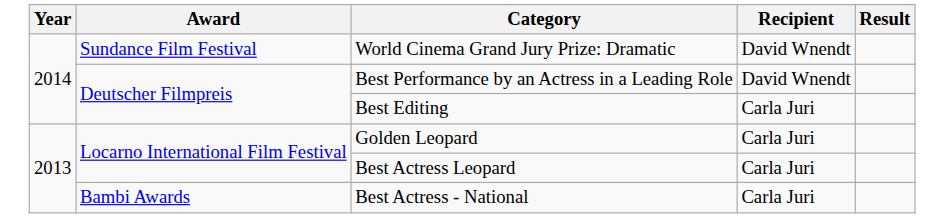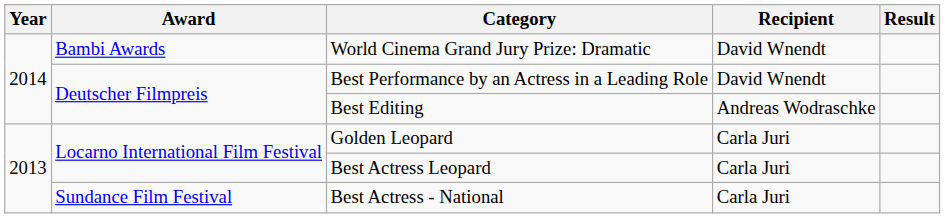(168, 49) Sundance Film Festival -> (110, 49) Bambi Awards
(778, 108) Carla Juri -> (796, 108) Andreas Wodraschke
(135, 197) Bambi Awards -> (144, 197) Sundance Film Festival
